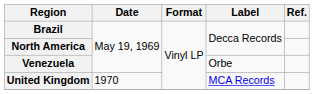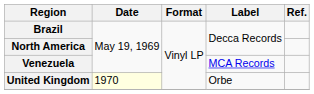(220, 64) Orbe -> (242, 64) MCA Records
(106, 81) no background -> (106, 81) lightyellow background
(242, 81) MCA Records -> (220, 81) Orbe
